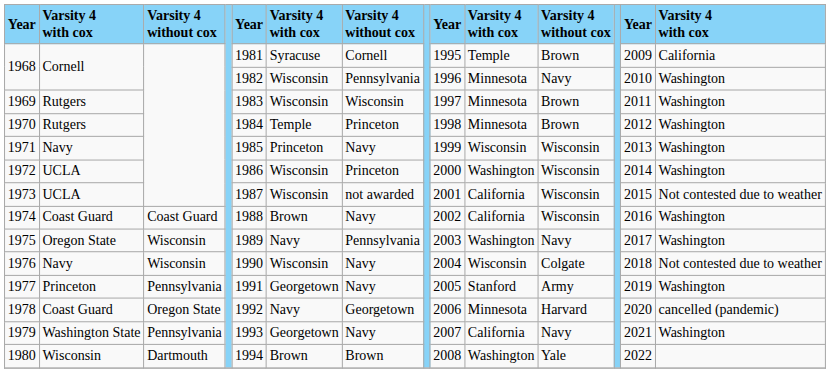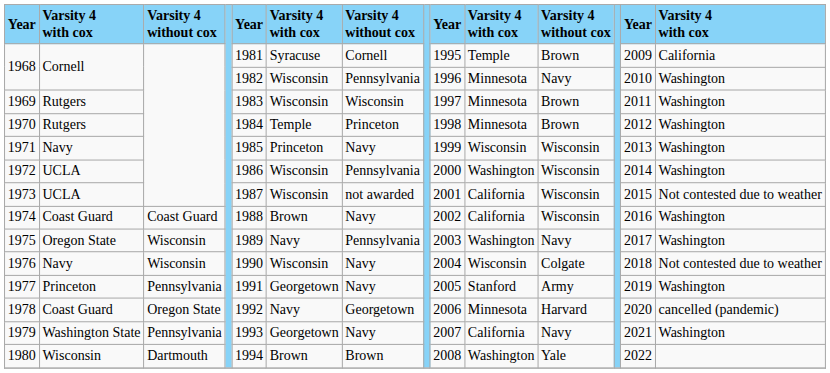(372, 170) Princeton -> (383, 170) Pennsylvania
